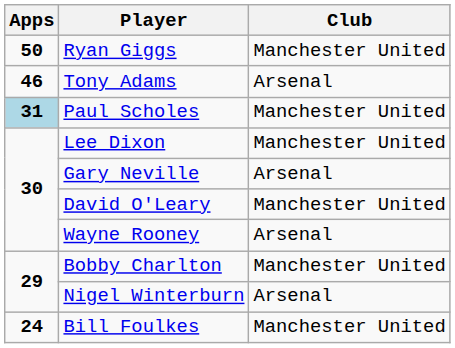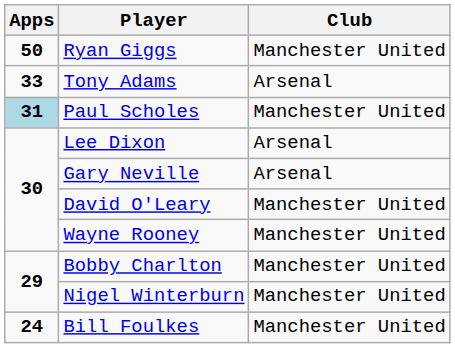(32, 82) 46 -> (32, 82) 33
(350, 143) Manchester United -> (293, 143) Arsenal
(293, 235) Arsenal -> (350, 235) Manchester United
(293, 297) Arsenal -> (350, 297) Manchester United
